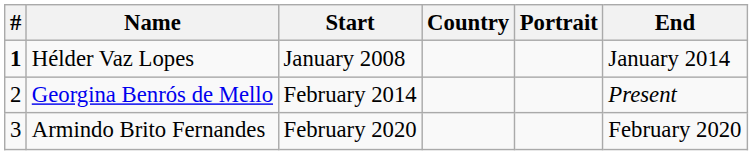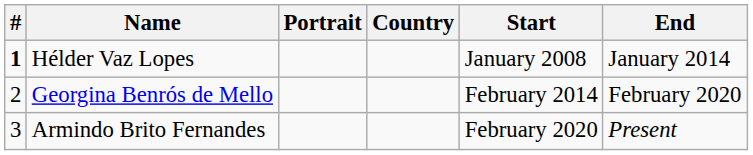columns swapped: (559, 22) <-> (350, 22)
(643, 94) Present -> (675, 94) February 2020
(675, 130) February 2020 -> (643, 130) Present
